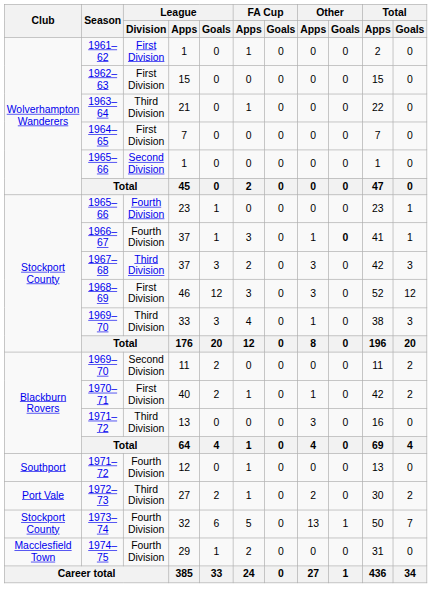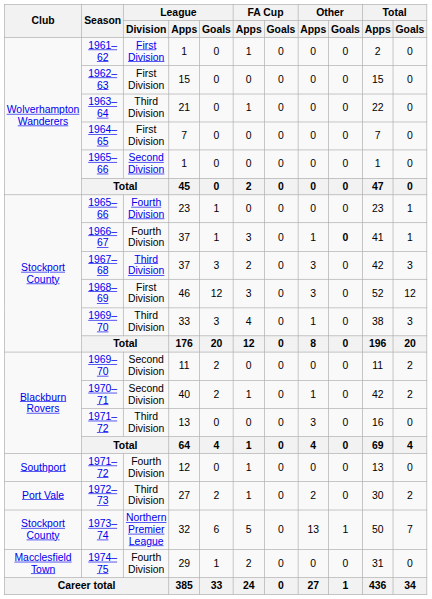(146, 394) First Division -> (146, 394) Second Division
(146, 523) Fourth Division -> (146, 529) Northern Premier League
